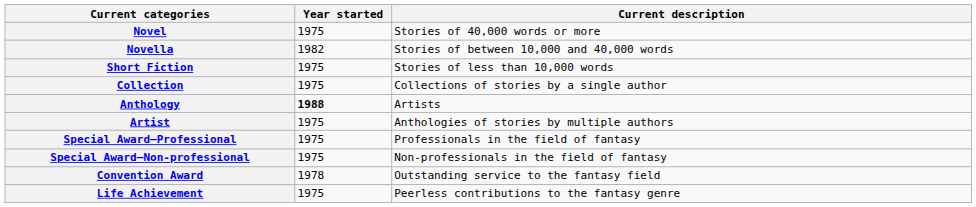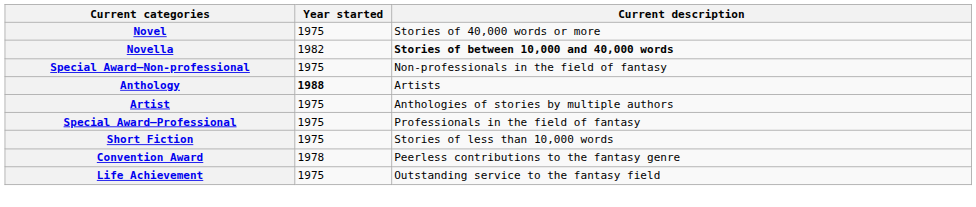(534, 49) normal -> (534, 49) bold
rows swapped: (150, 67) <-> (150, 158)
- row: (150, 85)
(527, 176) Outstanding service to the fantasy field -> (537, 158) Peerless contributions to the fantasy genre
(537, 194) Peerless contributions to the fantasy genre -> (527, 176) Outstanding service to the fantasy field
